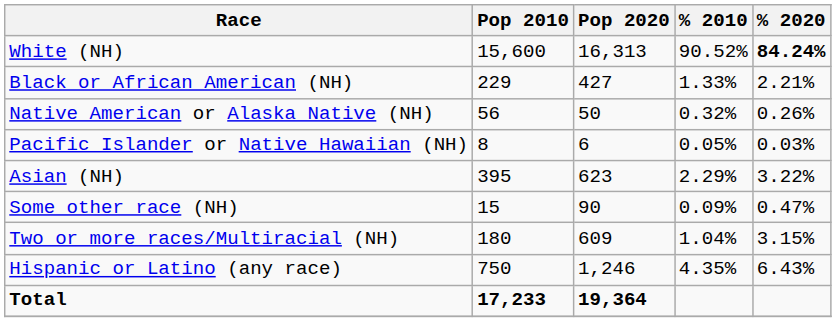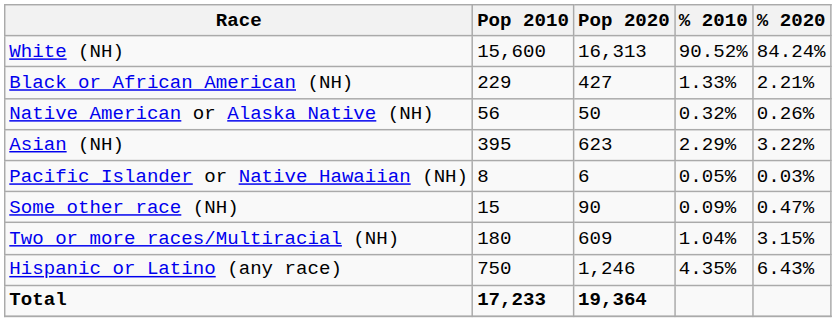(791, 51) bold -> (791, 51) normal
rows swapped: (67, 176) <-> (239, 145)
